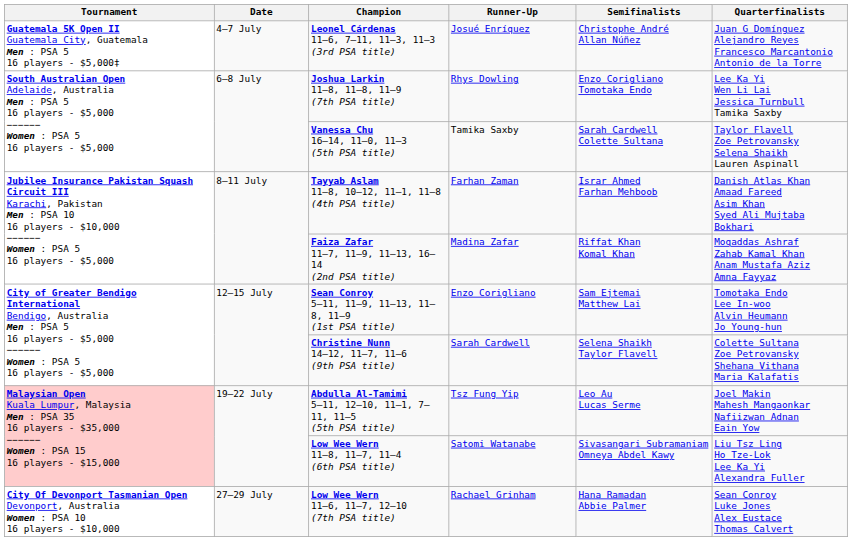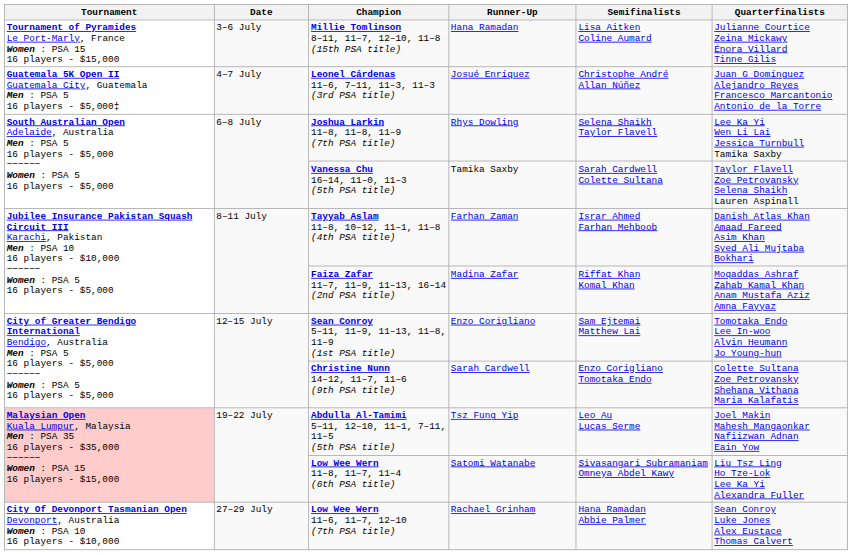+ row: (376, 38)
(621, 85) Enzo Corigliano Tomotaka Endo -> (618, 127) Selena Shaikh Taylor Flavell
(618, 349) Selena Shaikh Taylor Flavell -> (621, 374) Enzo Corigliano Tomotaka Endo
